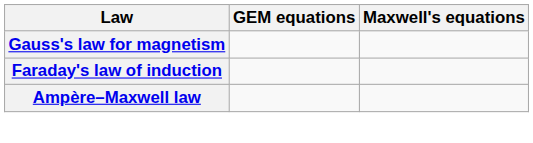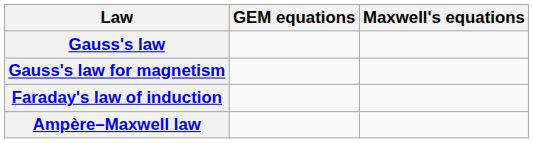+ row: (117, 44)
